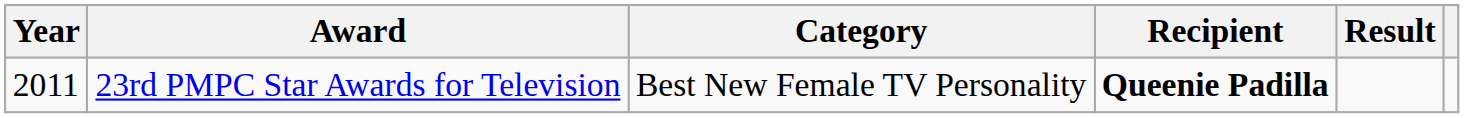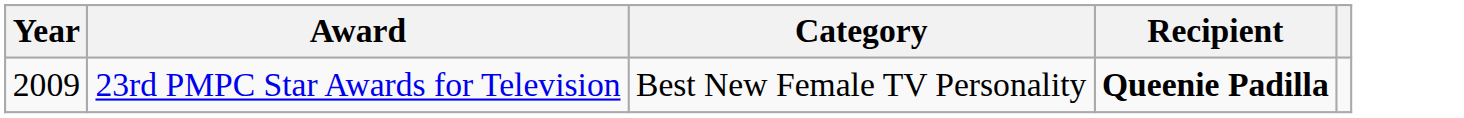- column: (1390, 31)
(46, 84) 2011 -> (46, 84) 2009
